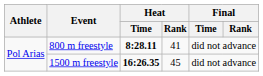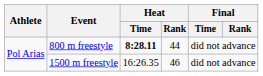(175, 46) 41 -> (175, 46) 44
(141, 62) bold -> (141, 62) normal
(175, 62) 45 -> (175, 62) 46
